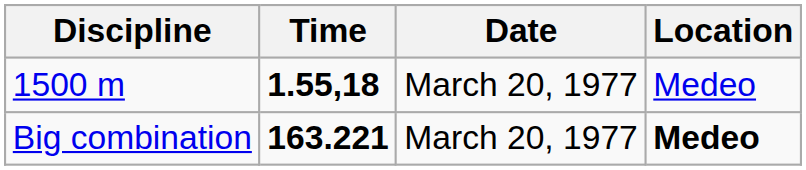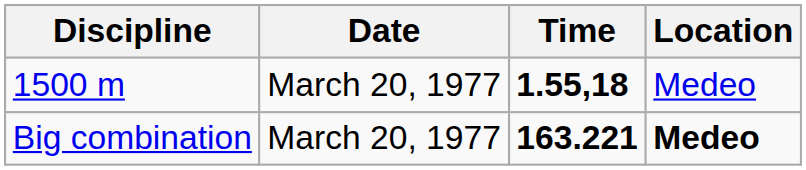columns swapped: (328, 31) <-> (521, 31)
